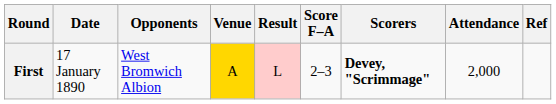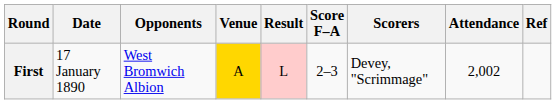(387, 71) bold -> (389, 71) normal
(484, 71) 2,000 -> (484, 71) 2,002
